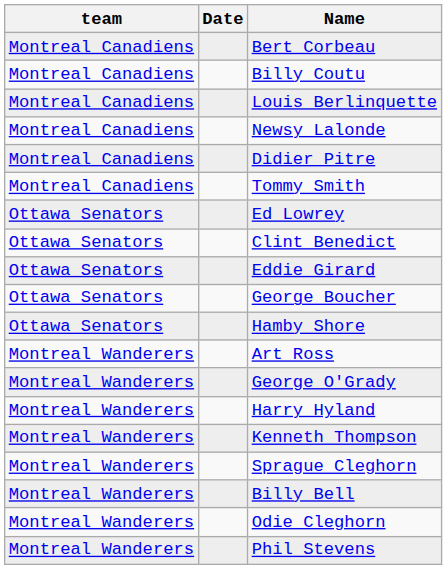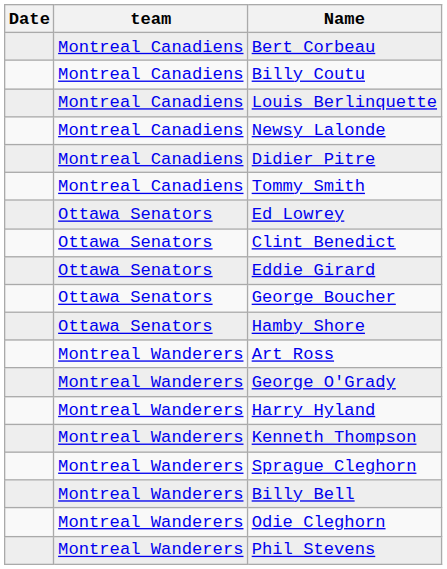columns swapped: (223, 19) <-> (101, 19)
